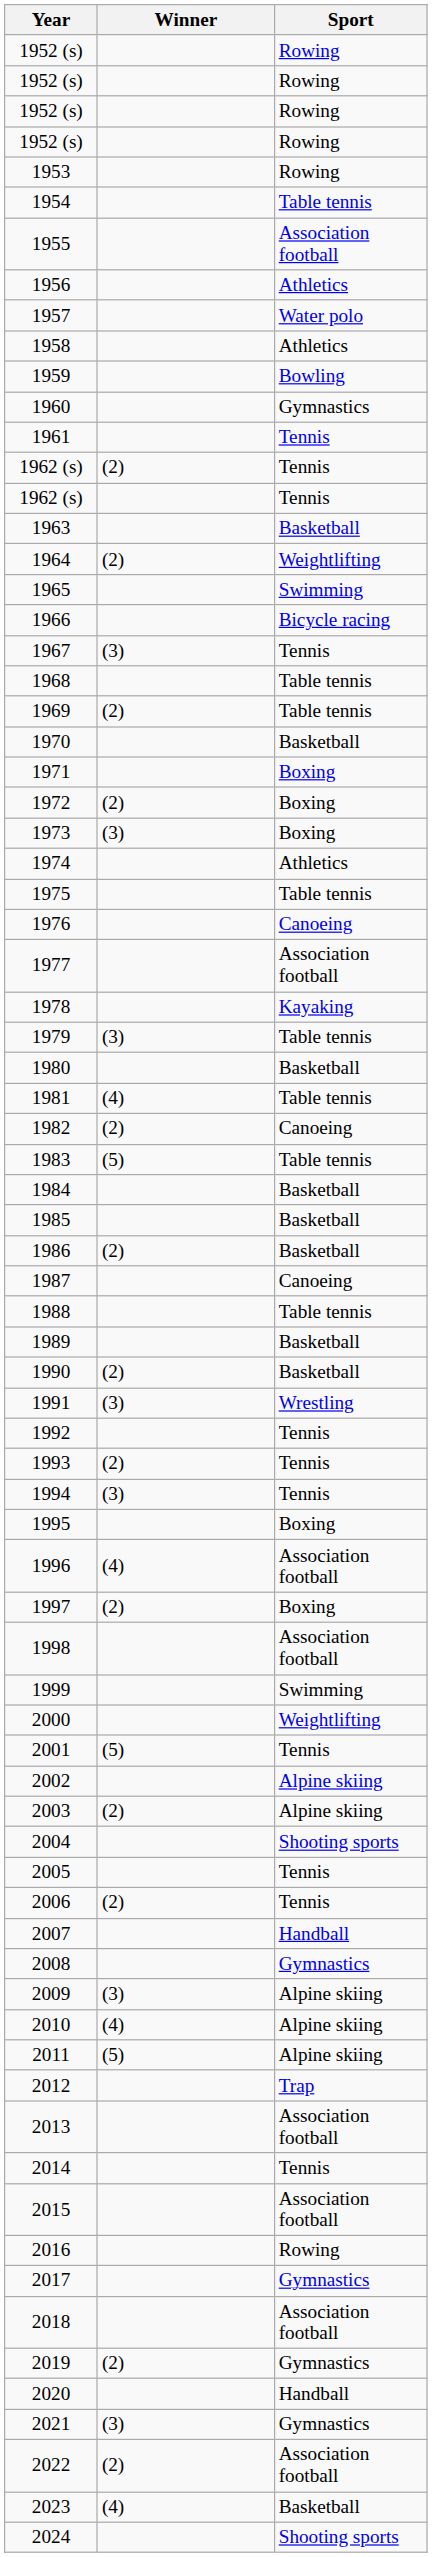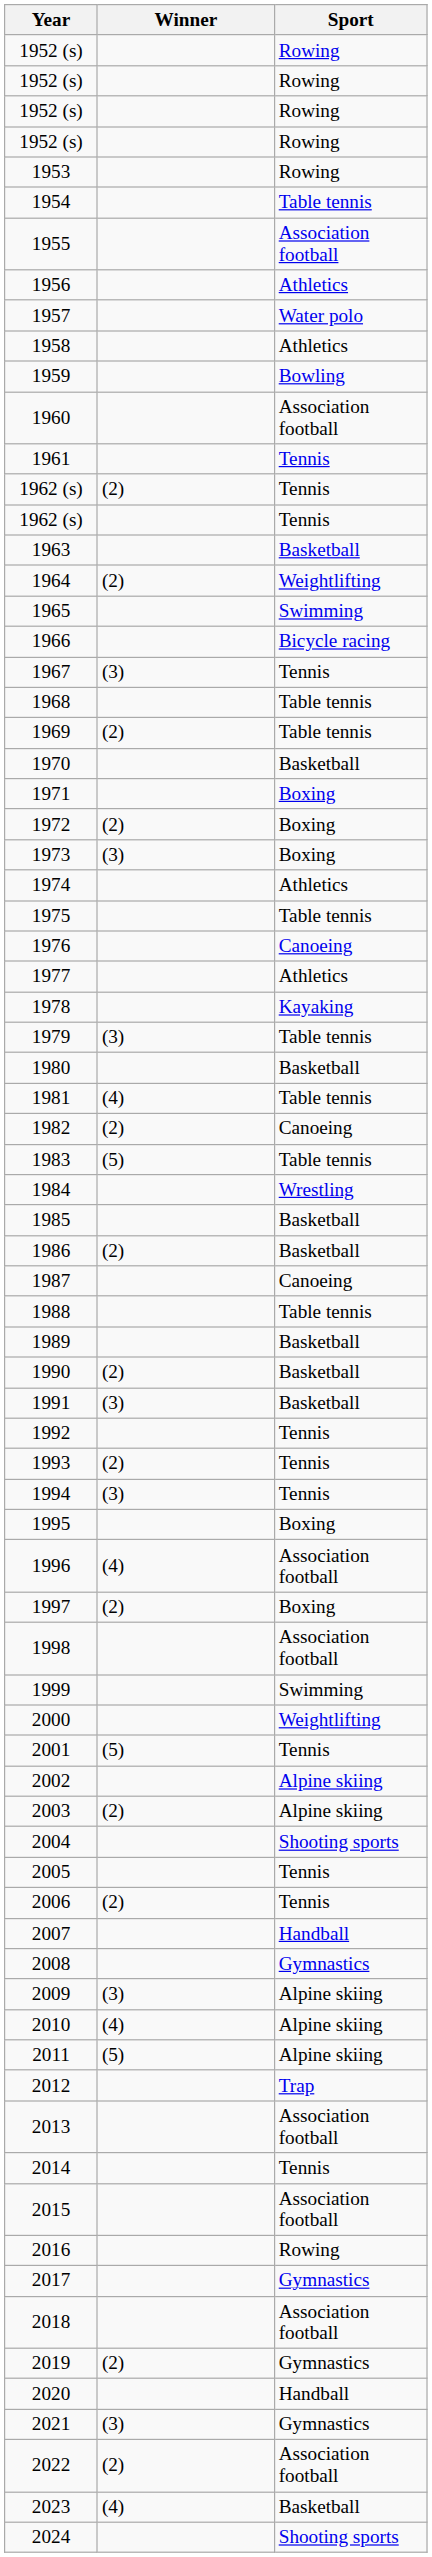(324, 406) Gymnastics -> (324, 417) Association football
(324, 965) Association football -> (313, 976) Athletics
(319, 1189) Basketball -> (316, 1189) Wrestling
(316, 1402) Wrestling -> (319, 1402) Basketball
